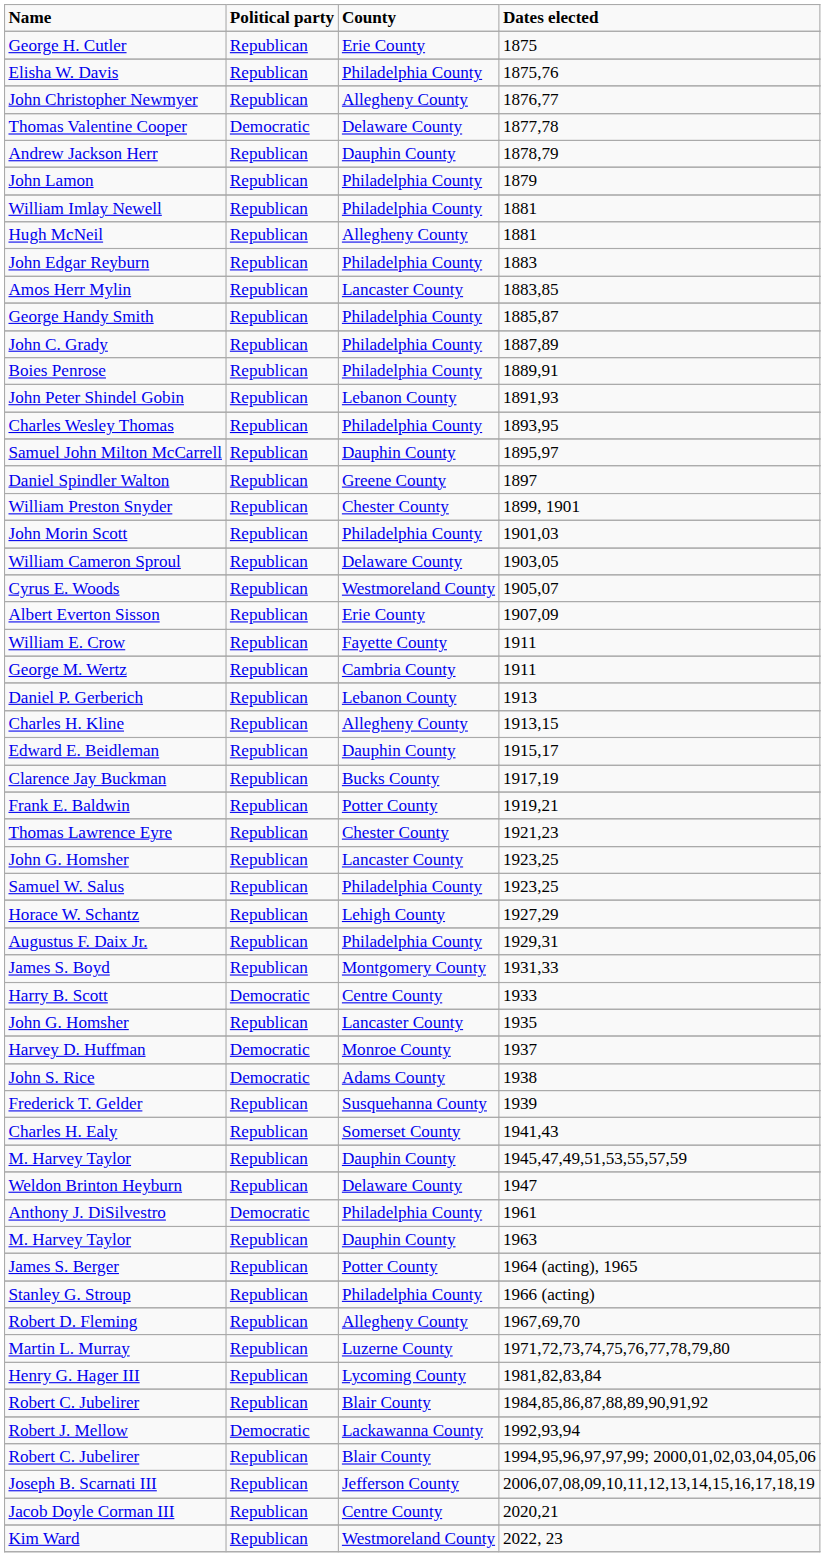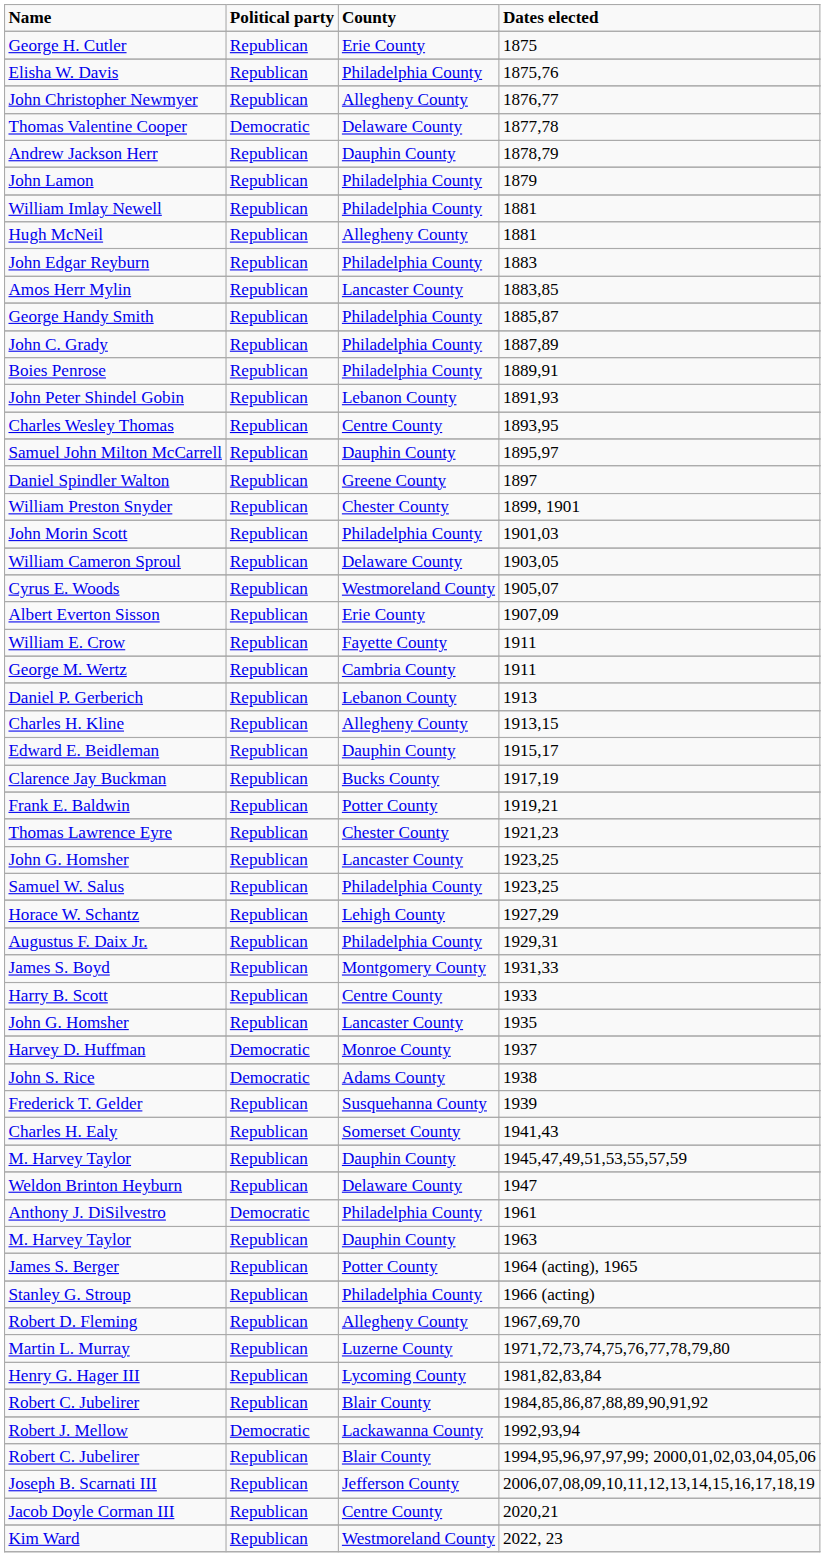(412, 425) Philadelphia County -> (392, 425) Centre County
(270, 995) Democratic -> (269, 995) Republican
